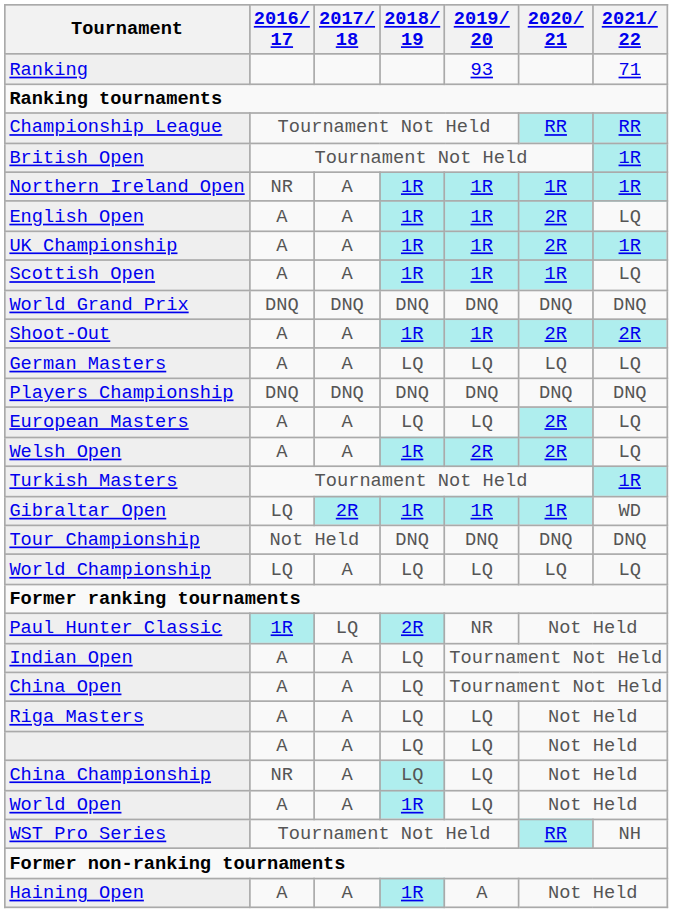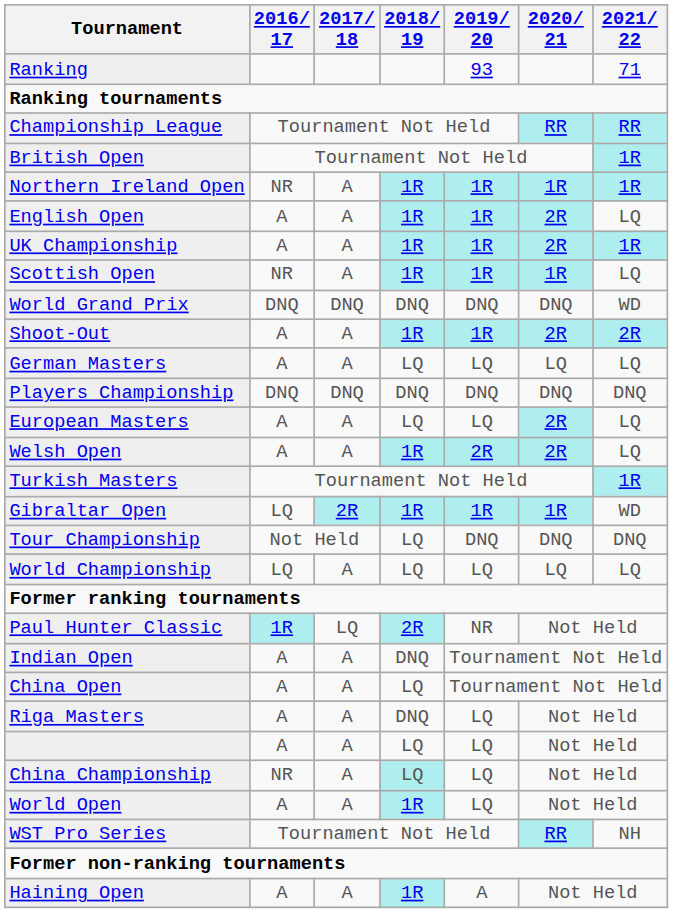(282, 275) A -> (282, 275) NR
(630, 305) DNQ -> (630, 305) WD
(412, 540) DNQ -> (412, 540) LQ
(412, 658) LQ -> (412, 658) DNQ
(412, 716) LQ -> (412, 716) DNQ
